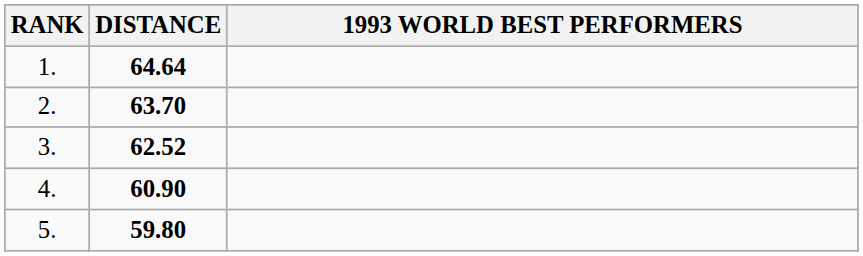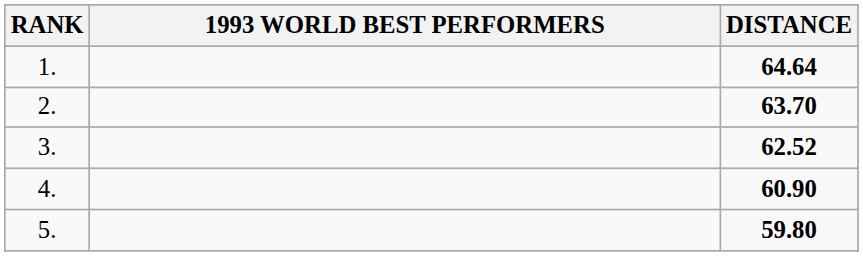columns swapped: (542, 25) <-> (158, 25)
